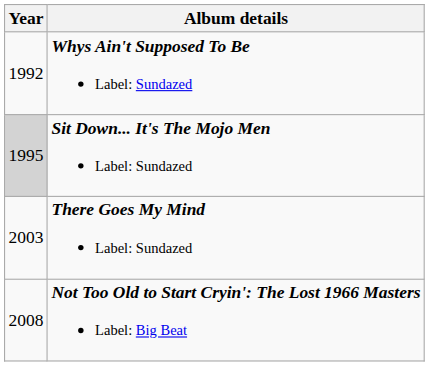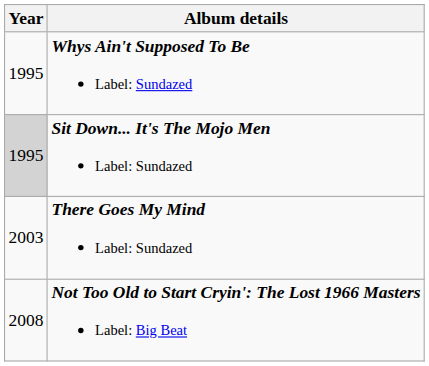(26, 73) 1992 -> (26, 73) 1995
